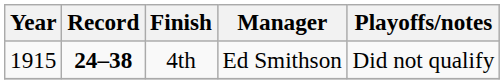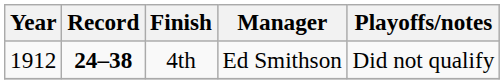(33, 59) 1915 -> (33, 59) 1912
